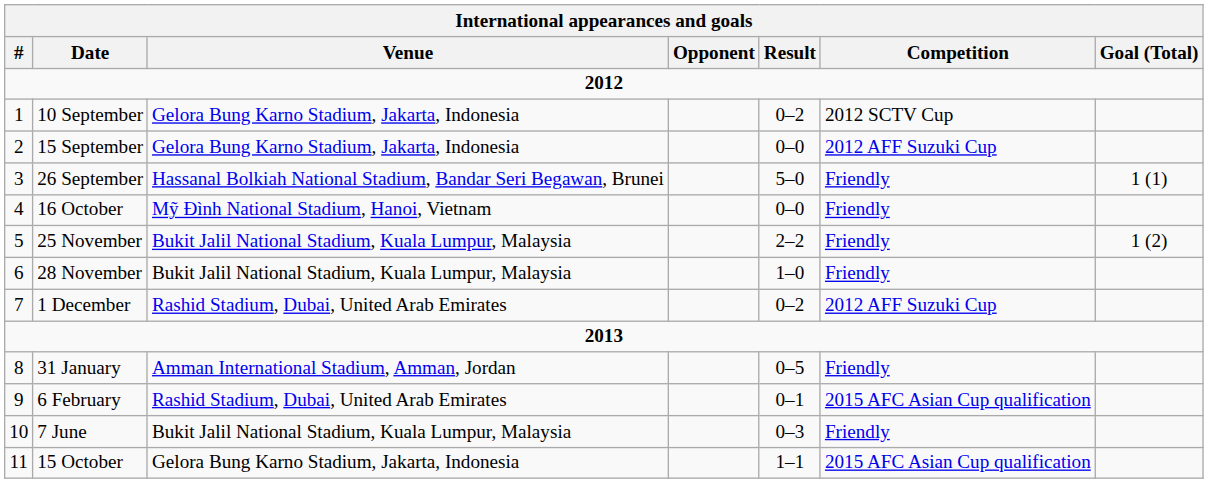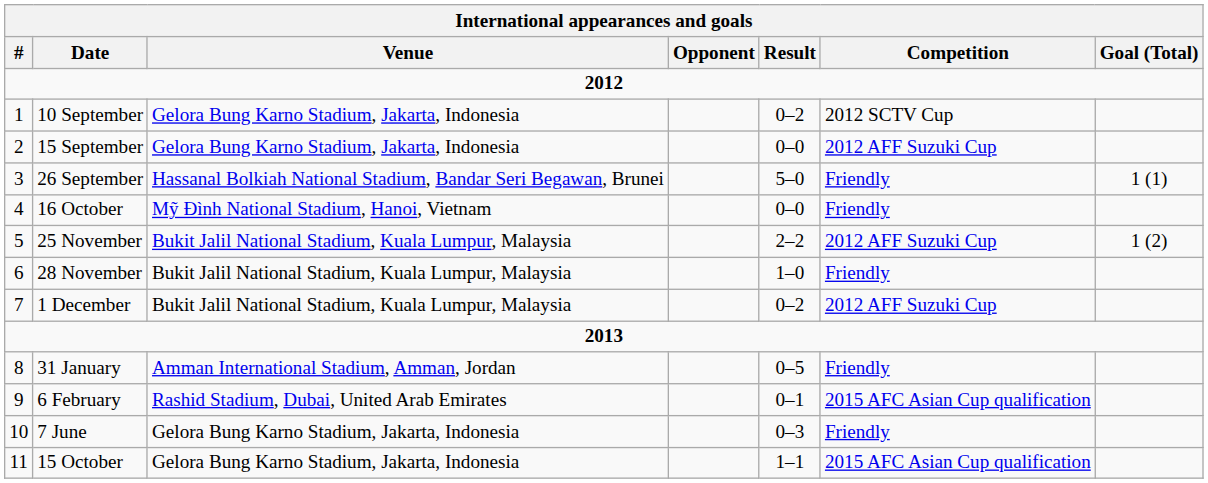(857, 241) Friendly -> (911, 241) 2012 AFF Suzuki Cup
(329, 304) Rashid Stadium, Dubai, United Arab Emirates -> (362, 304) Bukit Jalil National Stadium, Kuala Lumpur, Malaysia
(362, 431) Bukit Jalil National Stadium, Kuala Lumpur, Malaysia -> (336, 431) Gelora Bung Karno Stadium, Jakarta, Indonesia
